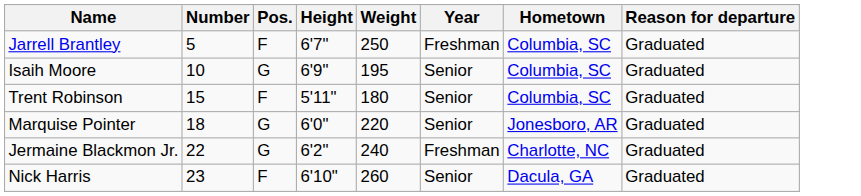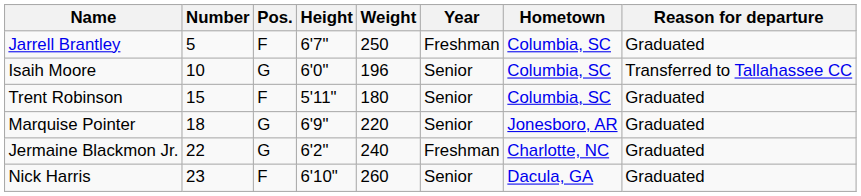(314, 71) 6'9" -> (314, 71) 6'0"
(375, 71) 195 -> (375, 71) 196
(665, 71) Graduated -> (739, 71) Transferred to Tallahassee CC
(314, 124) 6'0" -> (314, 124) 6'9"
